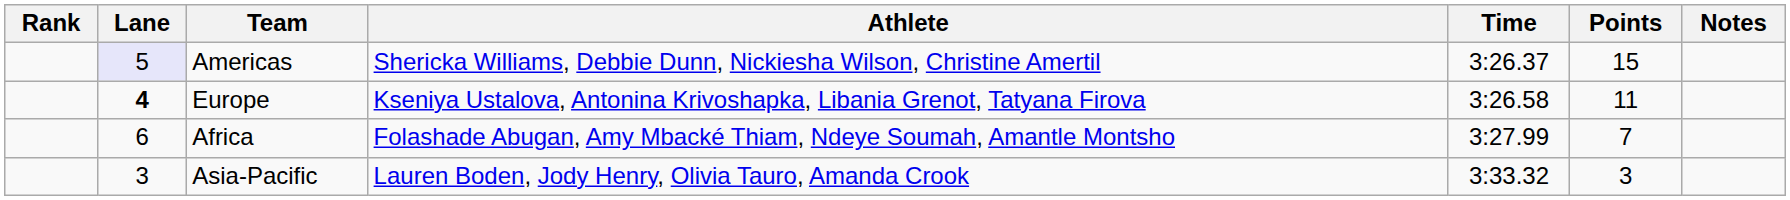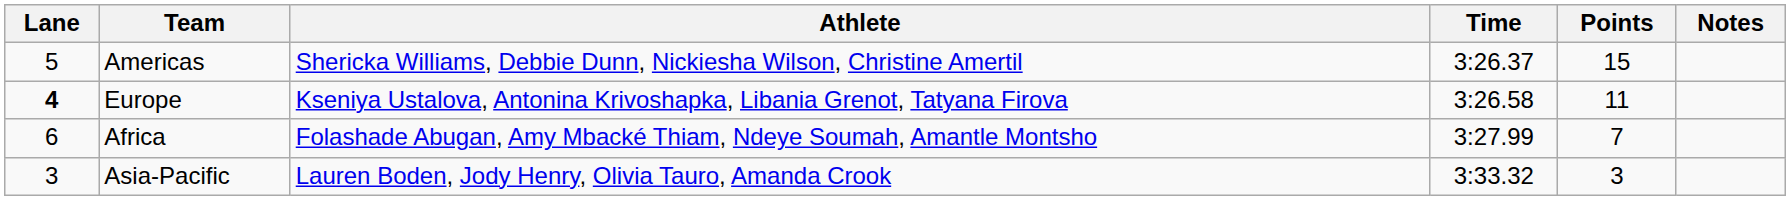- column: (51, 23)
(142, 61) lavender background -> (52, 61) no background
